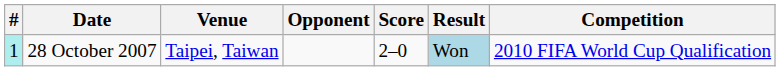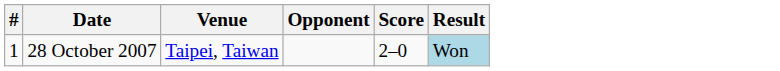- column: (632, 19)
(14, 50) paleturquoise background -> (14, 50) no background
